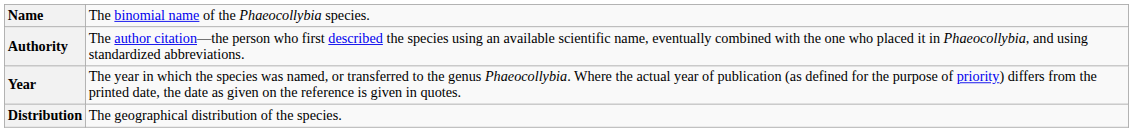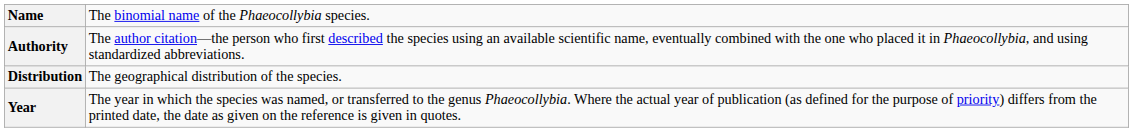rows swapped: (22, 84) <-> (45, 115)
